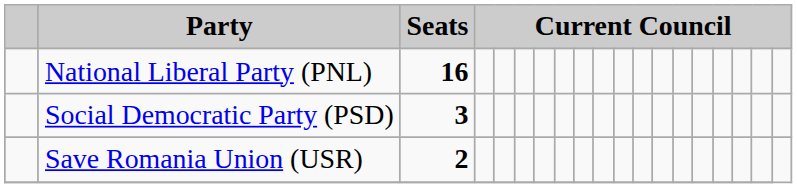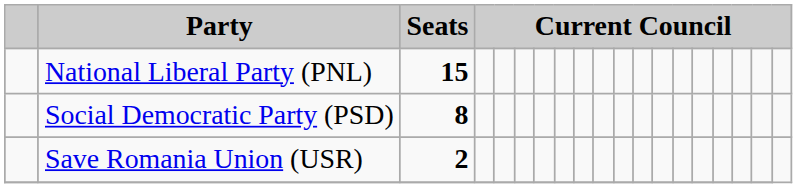(454, 70) 16 -> (454, 70) 15
(461, 114) 3 -> (461, 114) 8
